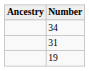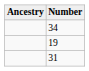rows swapped: (53, 43) <-> (53, 58)
